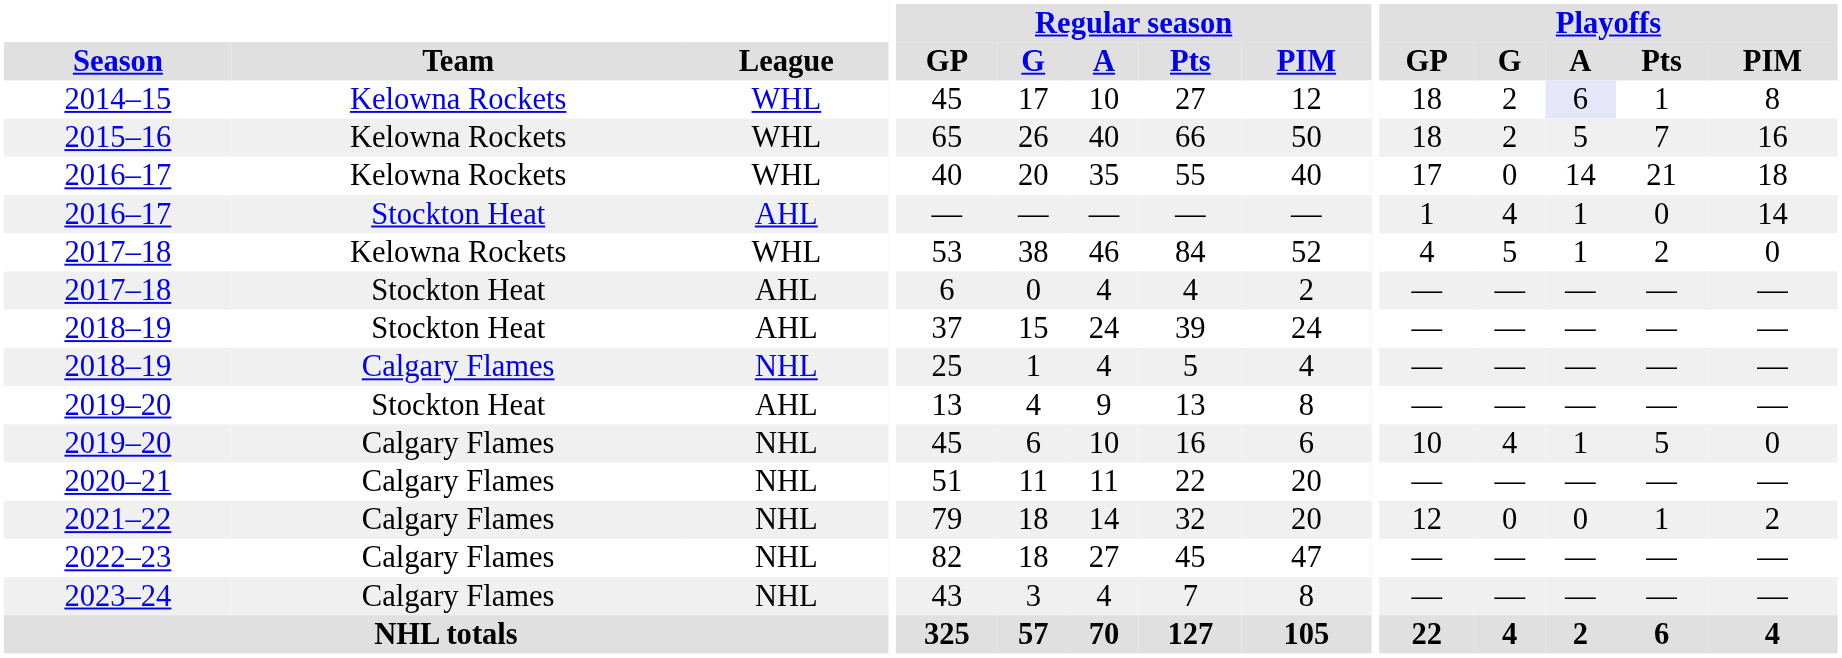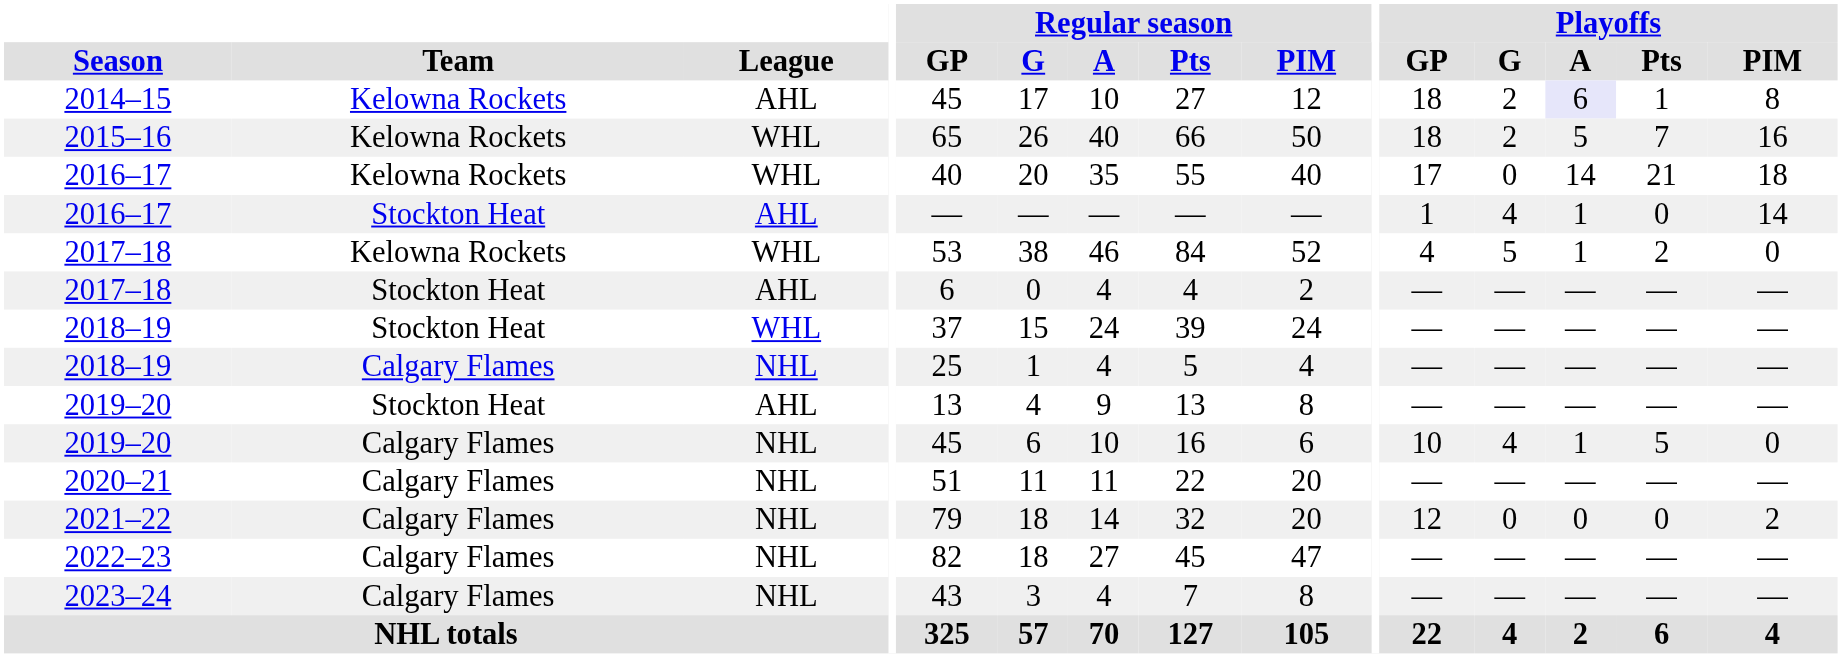(786, 99) WHL -> (786, 99) AHL
(786, 328) AHL -> (786, 328) WHL
(1662, 519) 1 -> (1662, 519) 0
